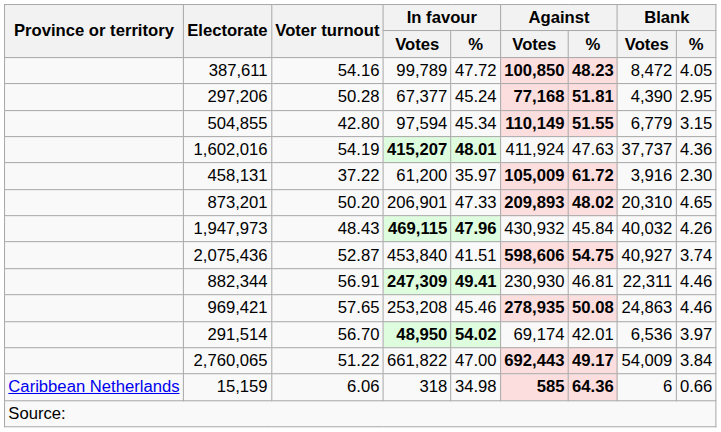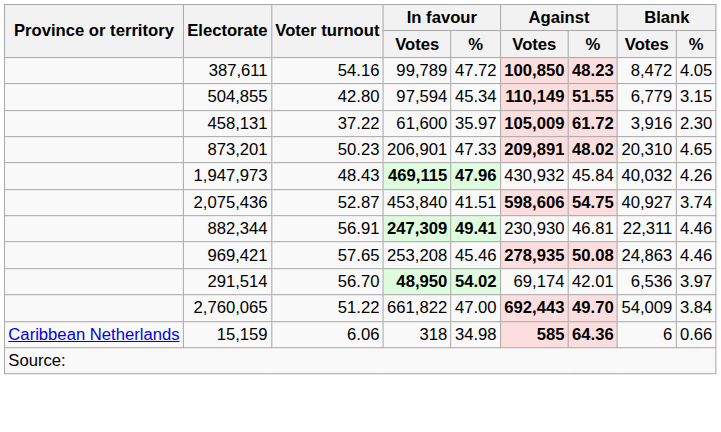- row: (238, 96)
- row: (231, 149)
(422, 176) 61,200 -> (422, 123) 61,600
(359, 202) 50.20 -> (359, 149) 50.23
(534, 202) 209,893 -> (534, 149) 209,891
(593, 360) 49.17 -> (593, 307) 49.70
